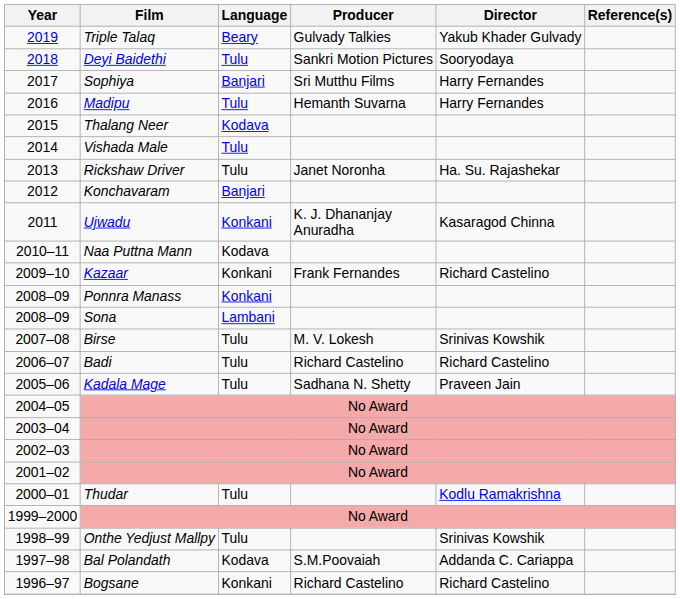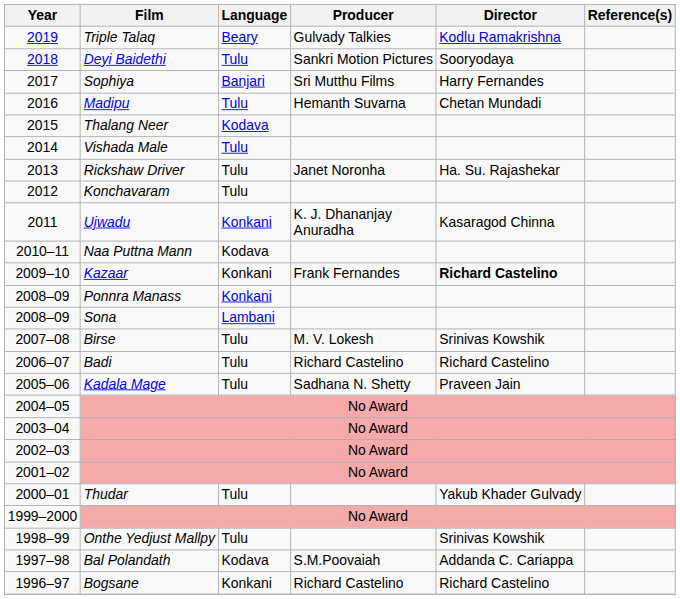(510, 37) Yakub Khader Gulvady -> (500, 37) Kodlu Ramakrishna
(491, 103) Harry Fernandes -> (490, 103) Chetan Mundadi
(243, 192) Banjari -> (235, 192) Tulu
(494, 274) normal -> (498, 274) bold
(500, 494) Kodlu Ramakrishna -> (510, 494) Yakub Khader Gulvady
